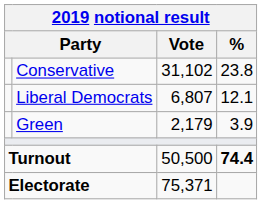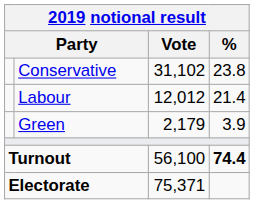+ row: (44, 97)
- row: (84, 97)
(187, 158) 50,500 -> (179, 158) 56,100
